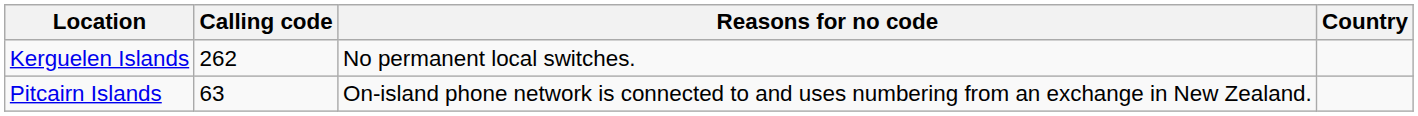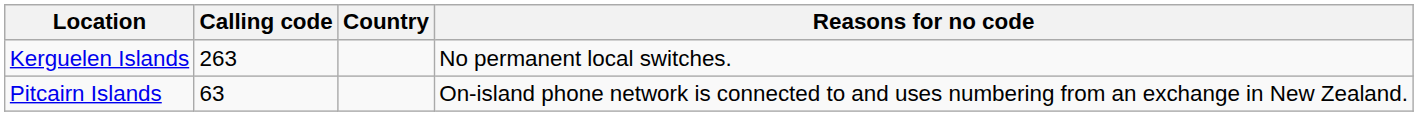columns swapped: (1365, 22) <-> (827, 22)
(218, 57) 262 -> (218, 57) 263
